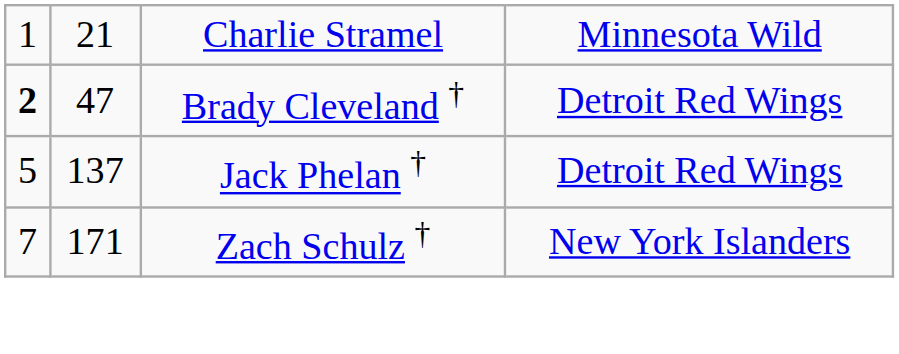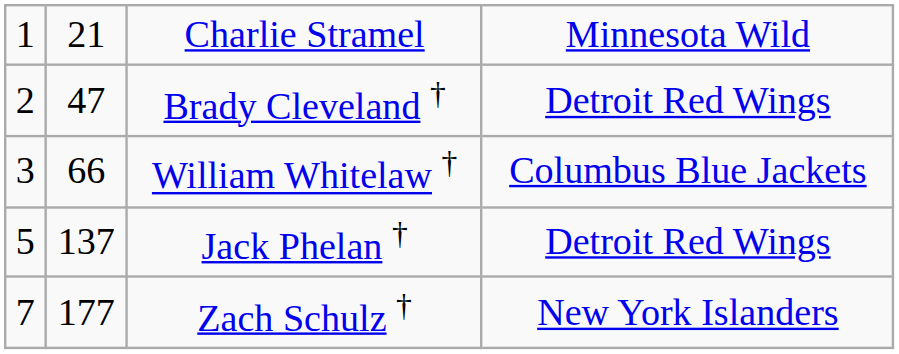(27, 100) bold -> (25, 100) normal
+ row: (305, 170)
(95, 241) 171 -> (86, 312) 177
